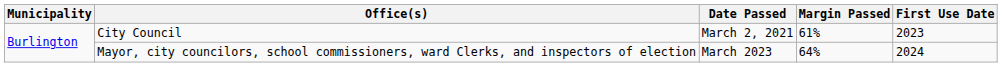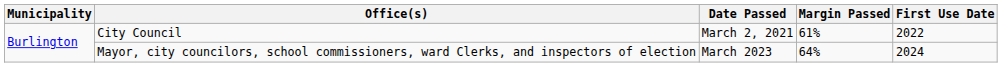(910, 33) 2023 -> (910, 33) 2022
